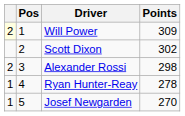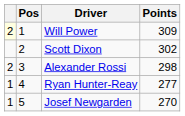(168, 85) 278 -> (168, 85) 277
